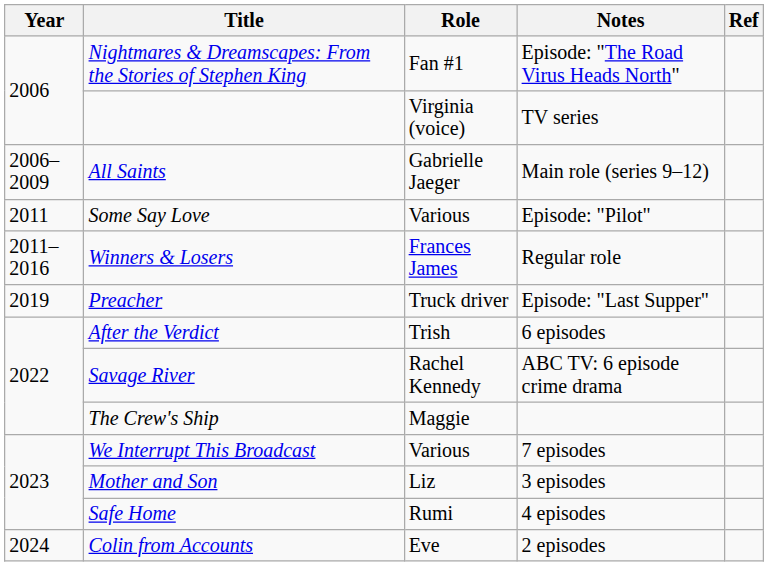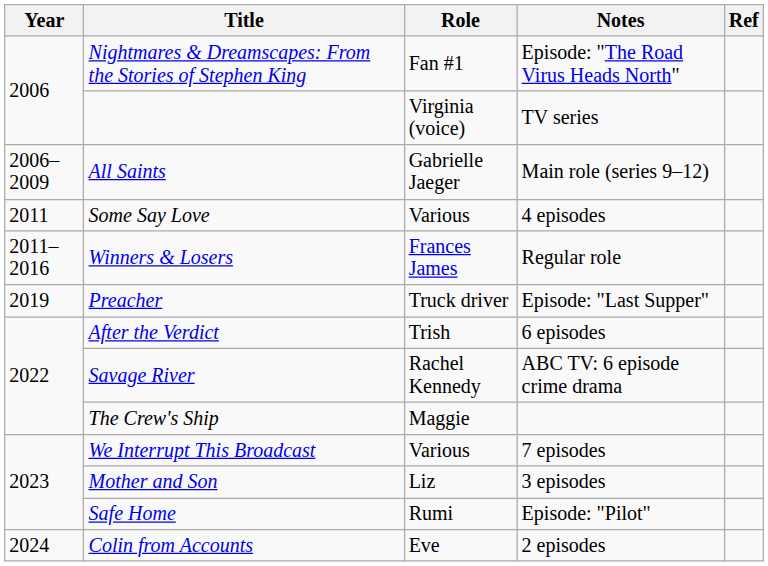(586, 214) Episode: "Pilot" -> (564, 214) 4 episodes
(564, 513) 4 episodes -> (586, 513) Episode: "Pilot"
